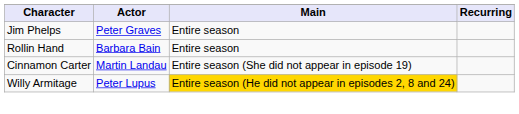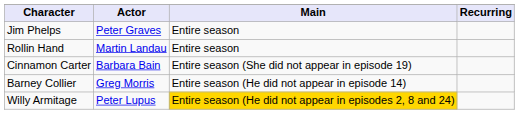(128, 48) Barbara Bain -> (131, 48) Martin Landau
(131, 65) Martin Landau -> (128, 65) Barbara Bain
+ row: (42, 83)
